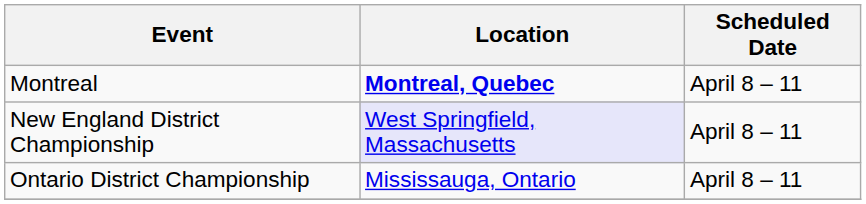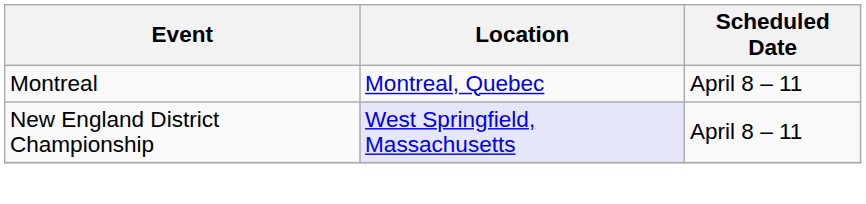(460, 83) bold -> (455, 83) normal
- row: (160, 180)
